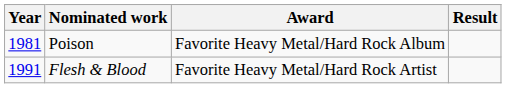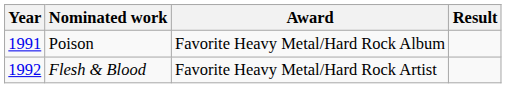(25, 43) 1981 -> (25, 43) 1991
(25, 69) 1991 -> (25, 69) 1992
